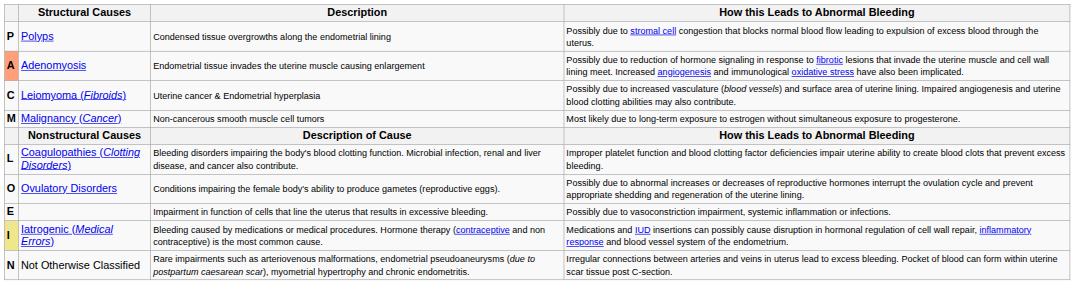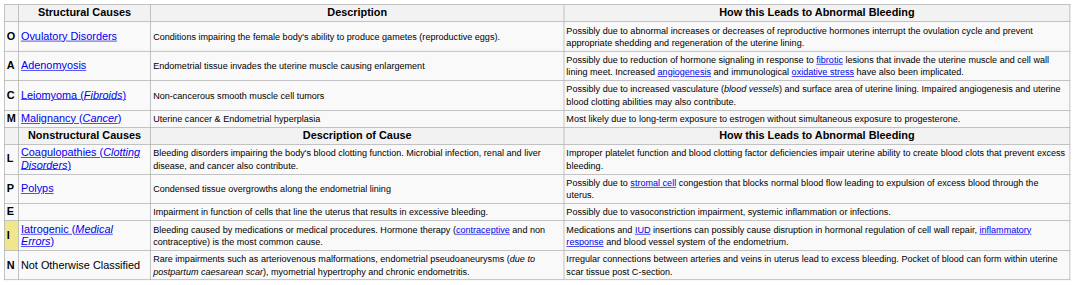rows swapped: (37, 36) <-> (69, 188)
(11, 65) lightsalmon background -> (11, 65) no background
(237, 96) Uterine cancer & Endometrial hyperplasia -> (239, 96) Non-cancerous smooth muscle cell tumors
(239, 119) Non-cancerous smooth muscle cell tumors -> (237, 119) Uterine cancer & Endometrial hyperplasia
